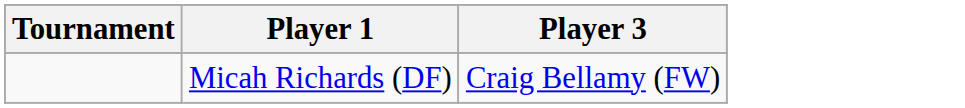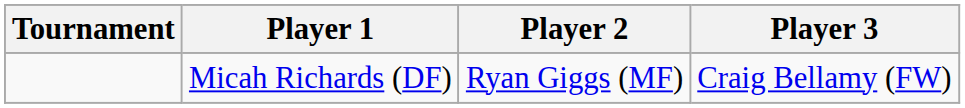+ column: (574, 28)
